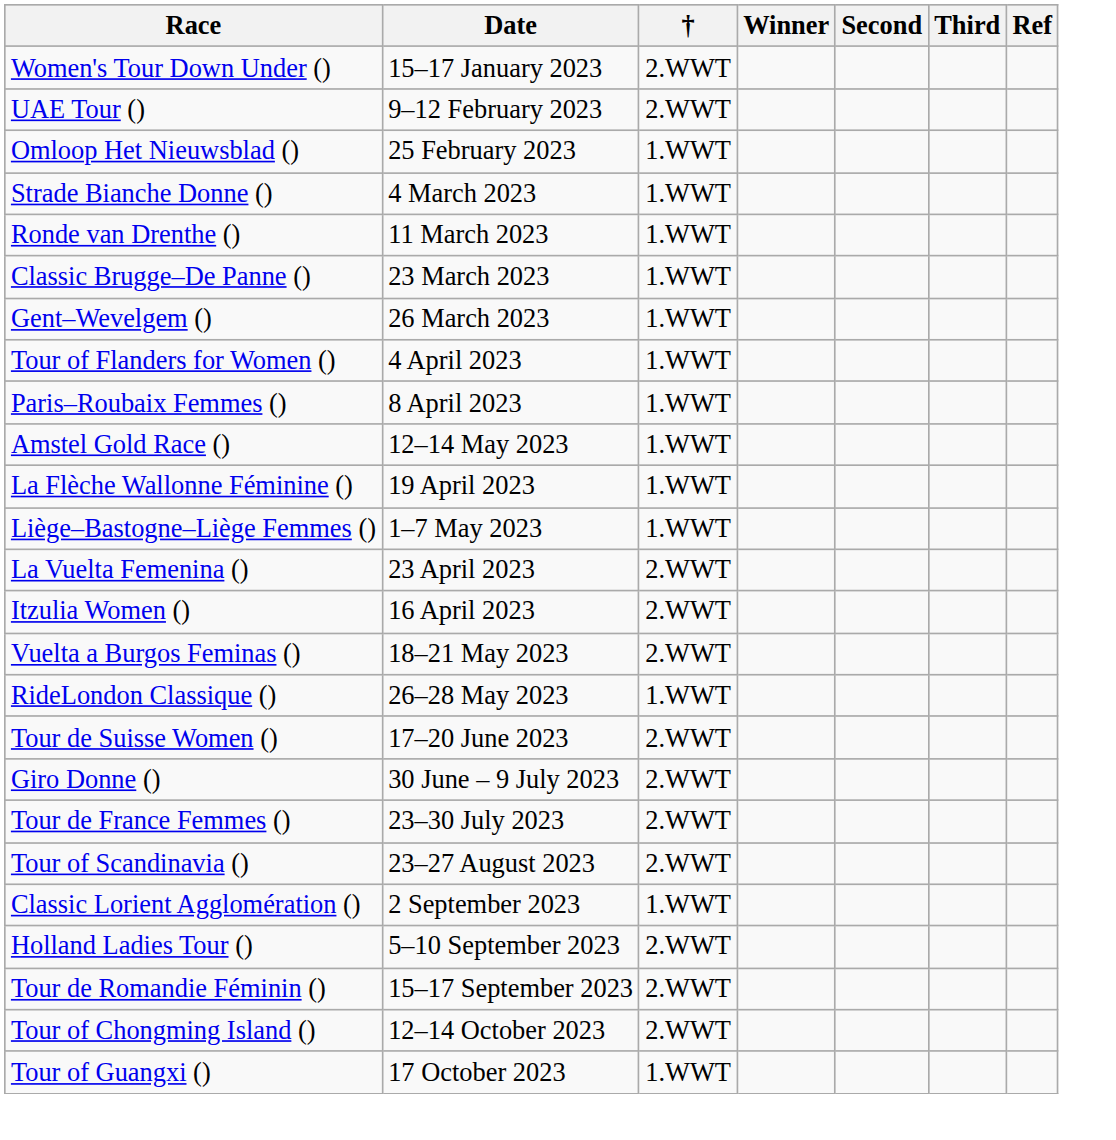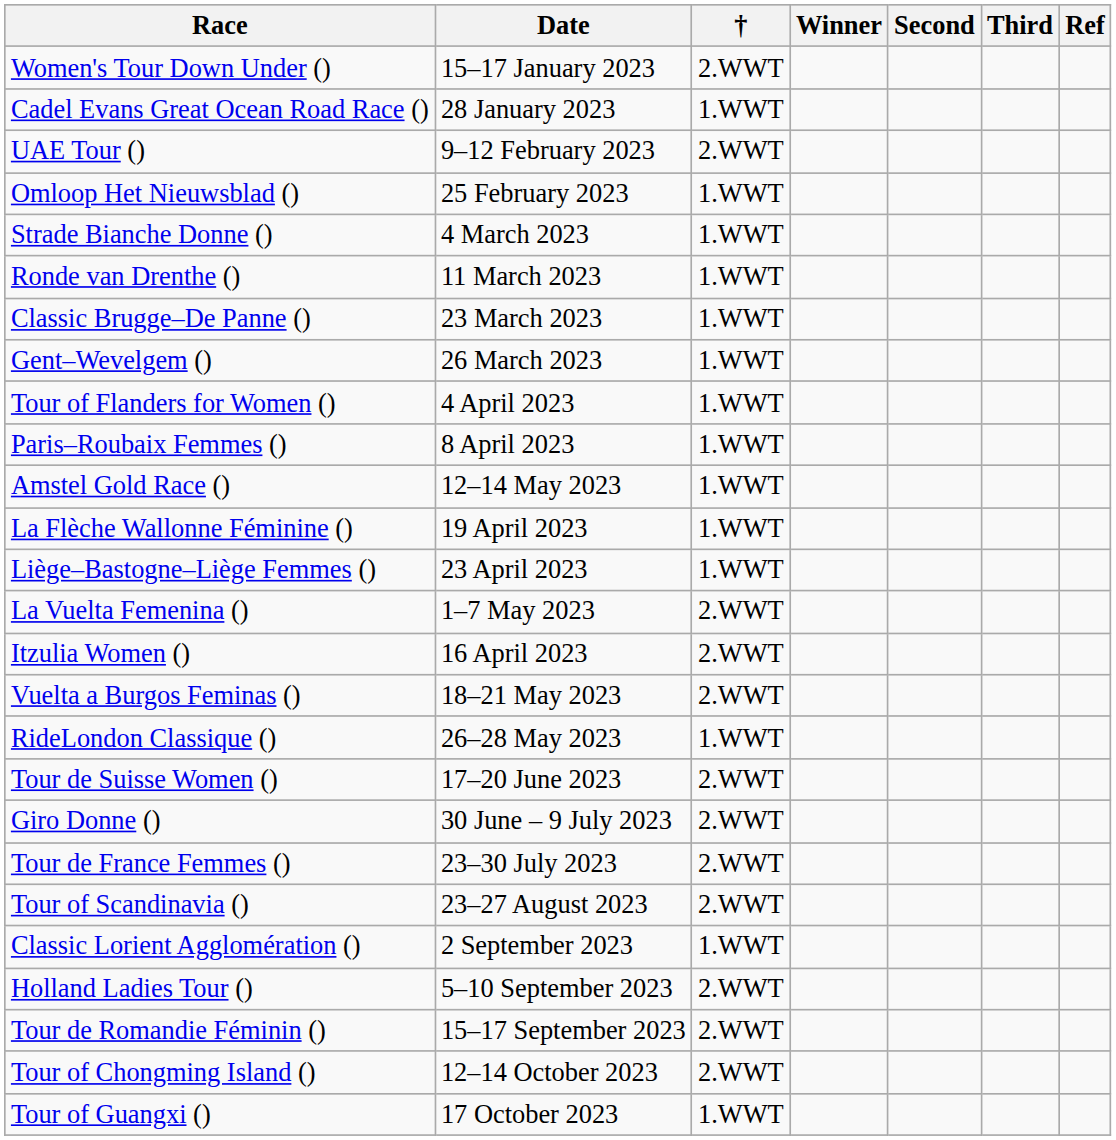+ row: (220, 109)
(465, 527) 1–7 May 2023 -> (514, 569) 23 April 2023
(462, 569) 23 April 2023 -> (518, 611) 1–7 May 2023
